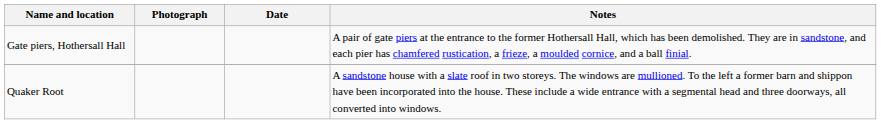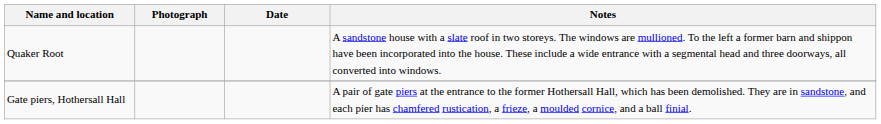rows swapped: (66, 45) <-> (35, 91)
